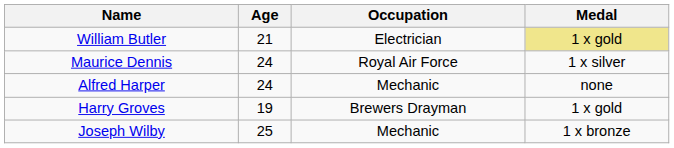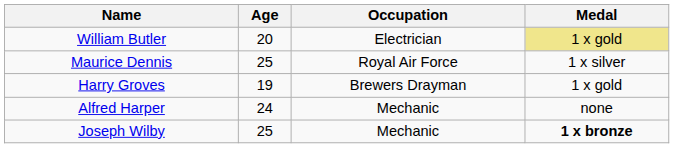(265, 39) 21 -> (265, 39) 20
(265, 62) 24 -> (265, 62) 25
rows swapped: (122, 108) <-> (122, 85)
(597, 131) normal -> (597, 131) bold
